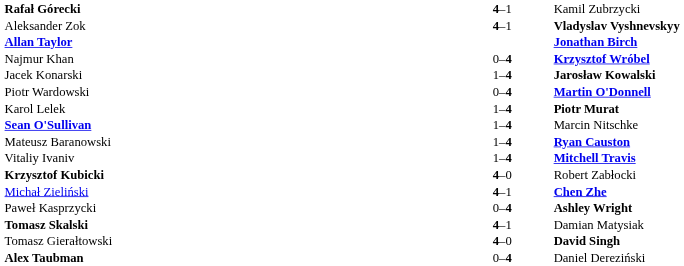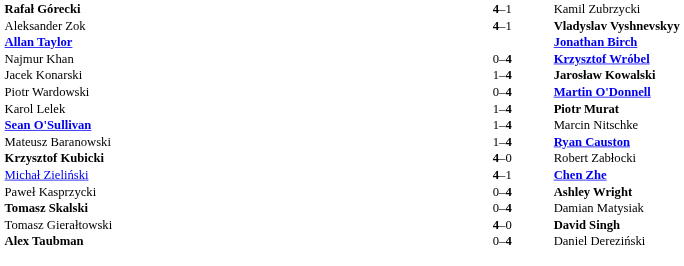- row: (39, 158)
(502, 224) 4–1 -> (502, 208) 0–4
